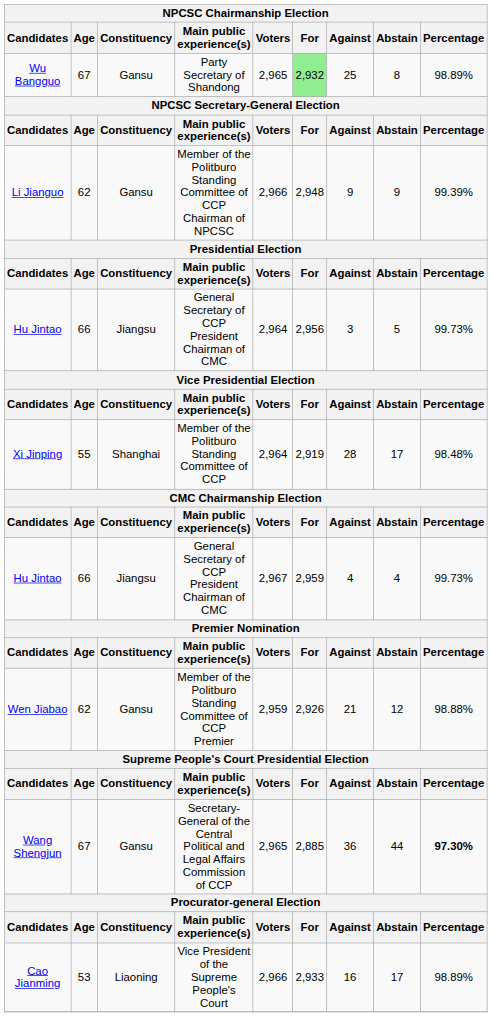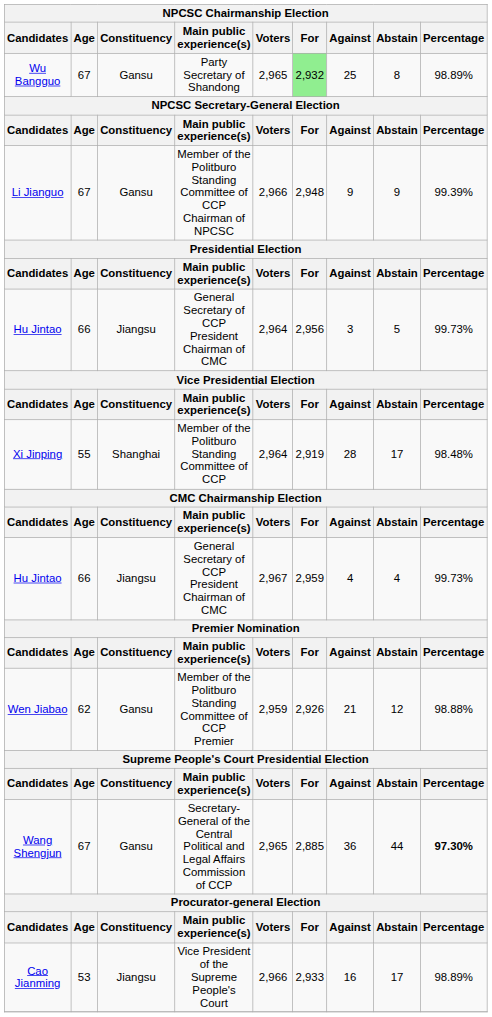(84, 193) 62 -> (84, 193) 67
(136, 977) Liaoning -> (136, 977) Jiangsu
